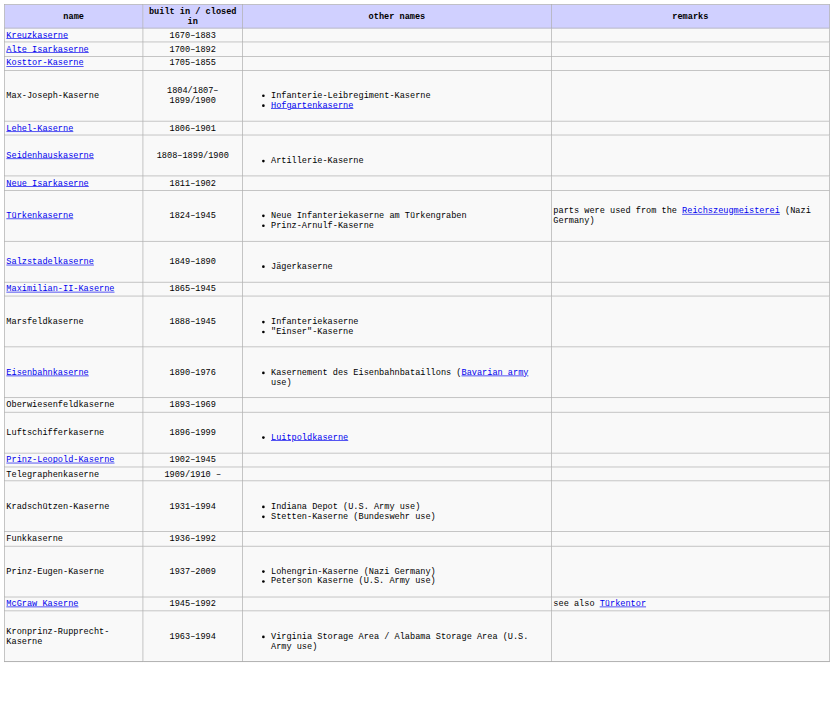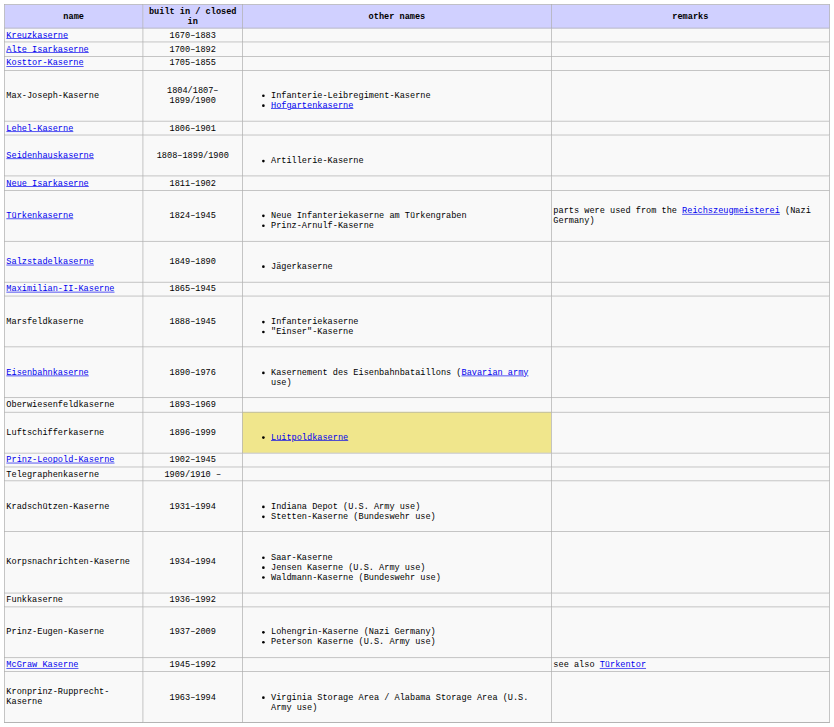(397, 437) no background -> (397, 437) khaki background
+ row: (68, 562)
